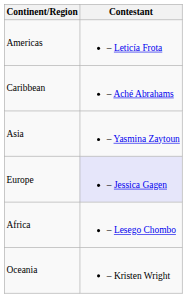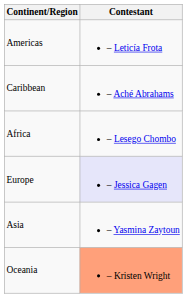rows swapped: (19, 225) <-> (15, 134)
(131, 276) no background -> (131, 276) lightsalmon background
